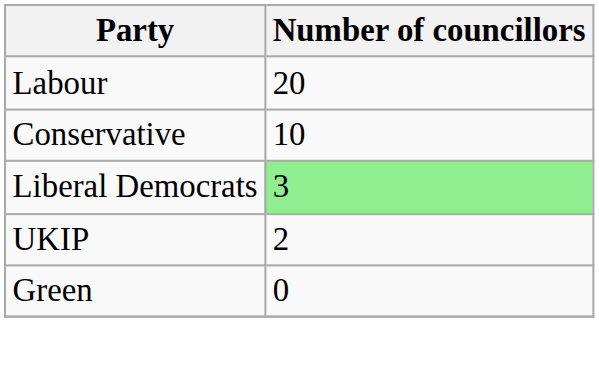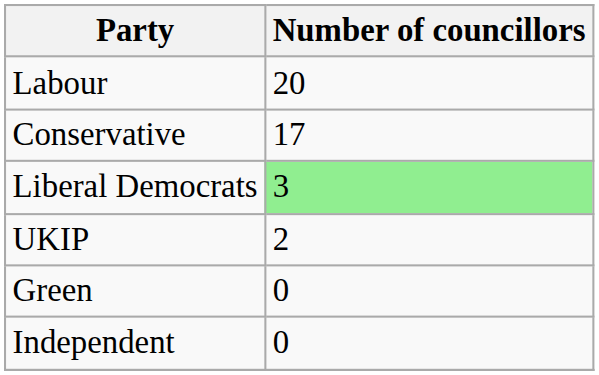(289, 134) 10 -> (289, 134) 17
+ row: (94, 342)
